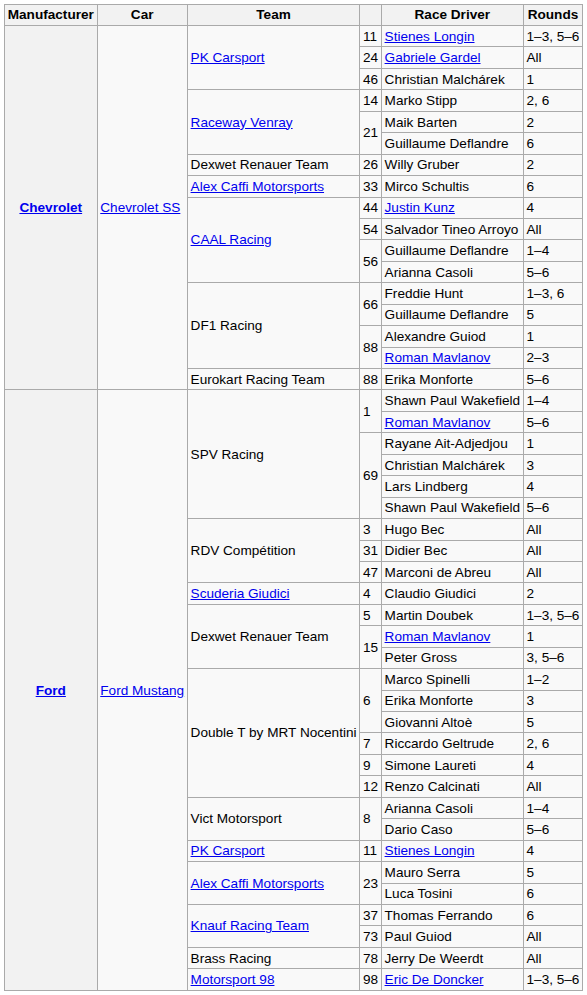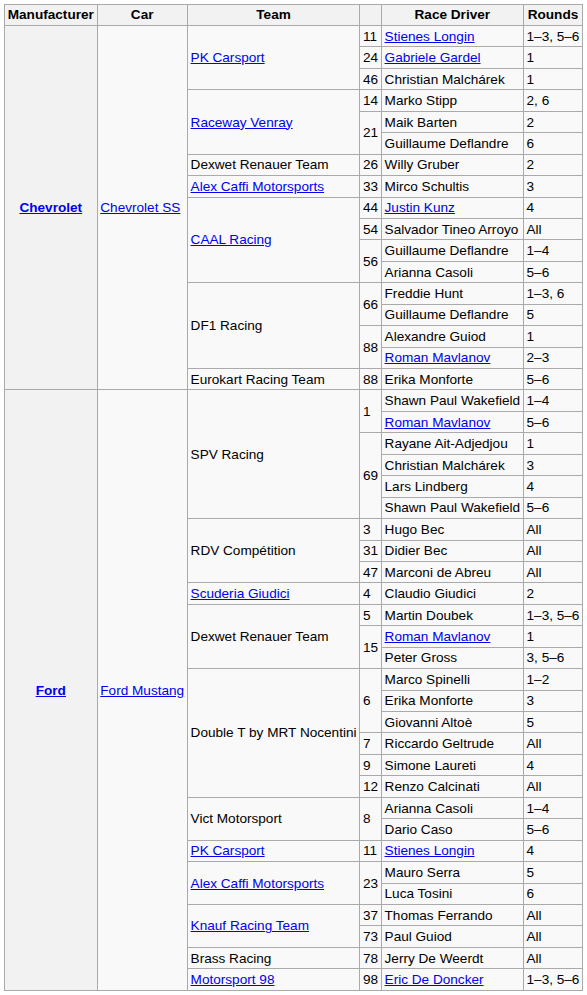(534, 58) All -> (530, 58) 1
(530, 186) 6 -> (530, 186) 3
(538, 744) 2, 6 -> (534, 744) All
(530, 915) 6 -> (534, 915) All
